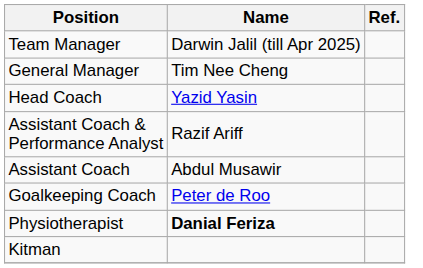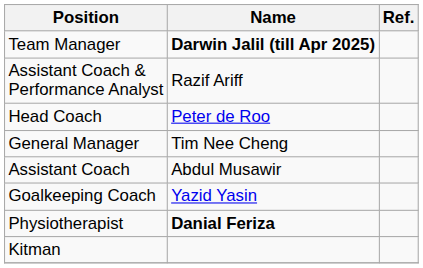(266, 44) normal -> (273, 44) bold
rows swapped: (74, 71) <-> (86, 133)
(214, 97) Yazid Yasin -> (221, 116) Peter de Roo
(221, 196) Peter de Roo -> (214, 196) Yazid Yasin
